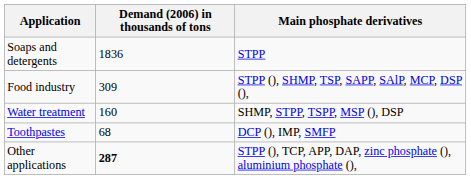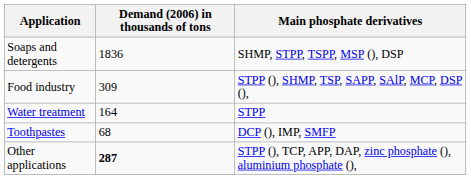(251, 53) STPP -> (321, 53) SHMP, STPP, TSPP, MSP (), DSP
(108, 113) 160 -> (108, 113) 164
(321, 113) SHMP, STPP, TSPP, MSP (), DSP -> (251, 113) STPP
